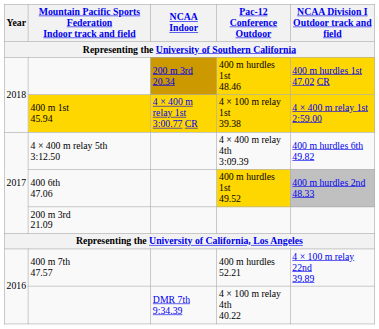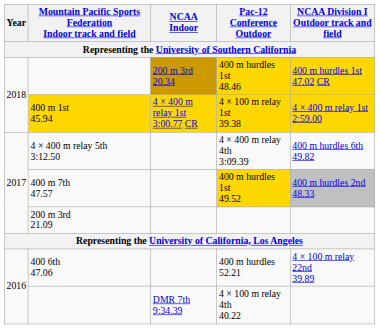(45, 188) 400 6th 47.06 -> (50, 188) 400 m 7th 47.57
(50, 267) 400 m 7th 47.57 -> (45, 267) 400 6th 47.06
